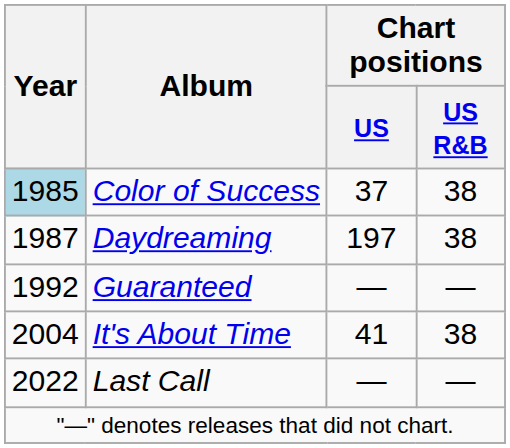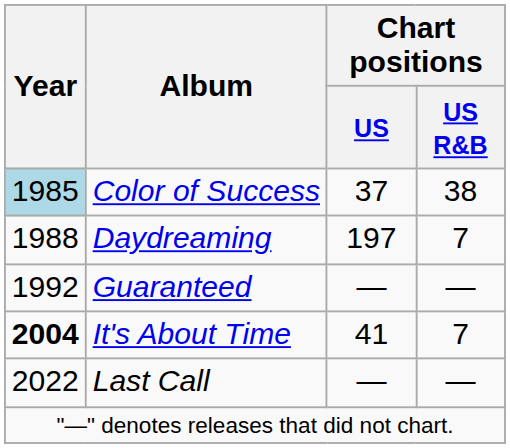(45, 239) 1987 -> (45, 239) 1988
(461, 239) 38 -> (461, 239) 7
(45, 334) normal -> (45, 334) bold
(461, 334) 38 -> (461, 334) 7
